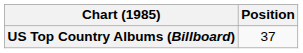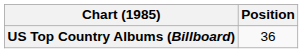(268, 36) 37 -> (268, 36) 36
